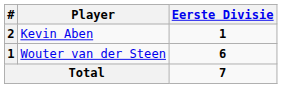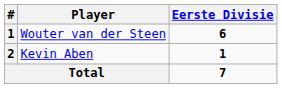rows swapped: (93, 54) <-> (57, 34)
